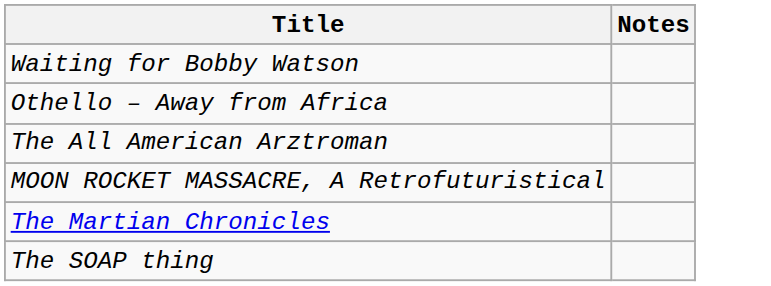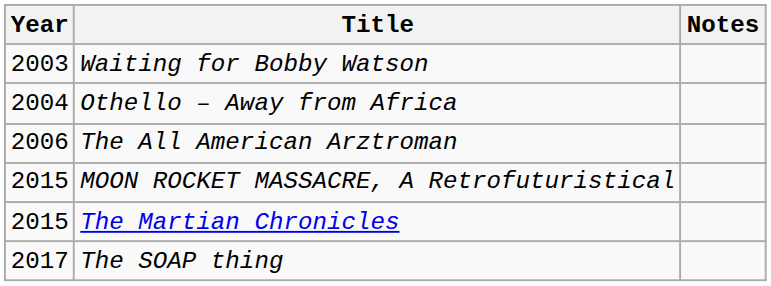+ column: (40, 25)
